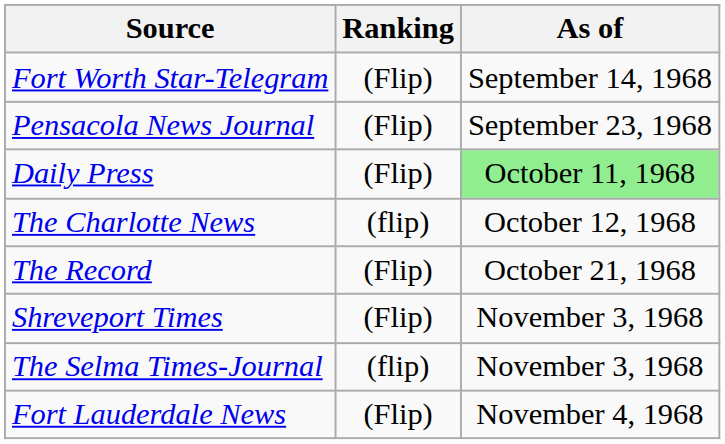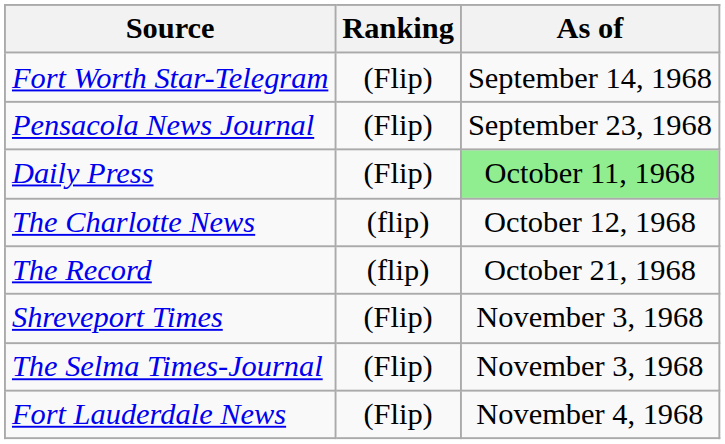(398, 269) (Flip) -> (398, 269) (flip)
(398, 366) (flip) -> (398, 366) (Flip)
